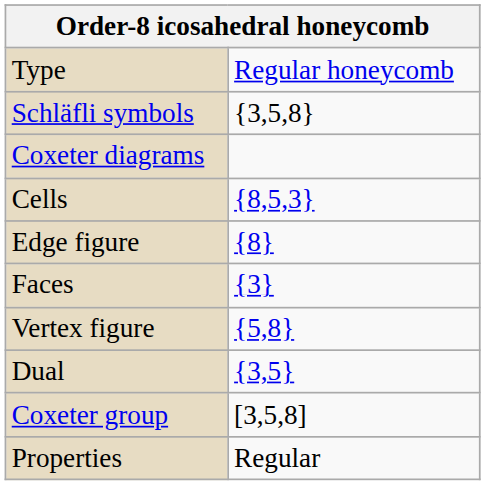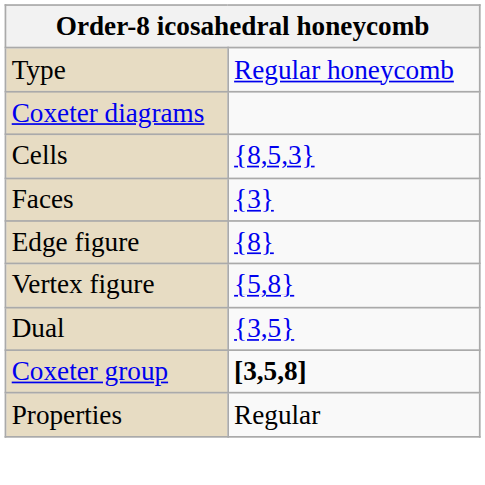- row: (103, 112)
rows swapped: (43, 285) <-> (76, 241)
(270, 414) normal -> (270, 371) bold
